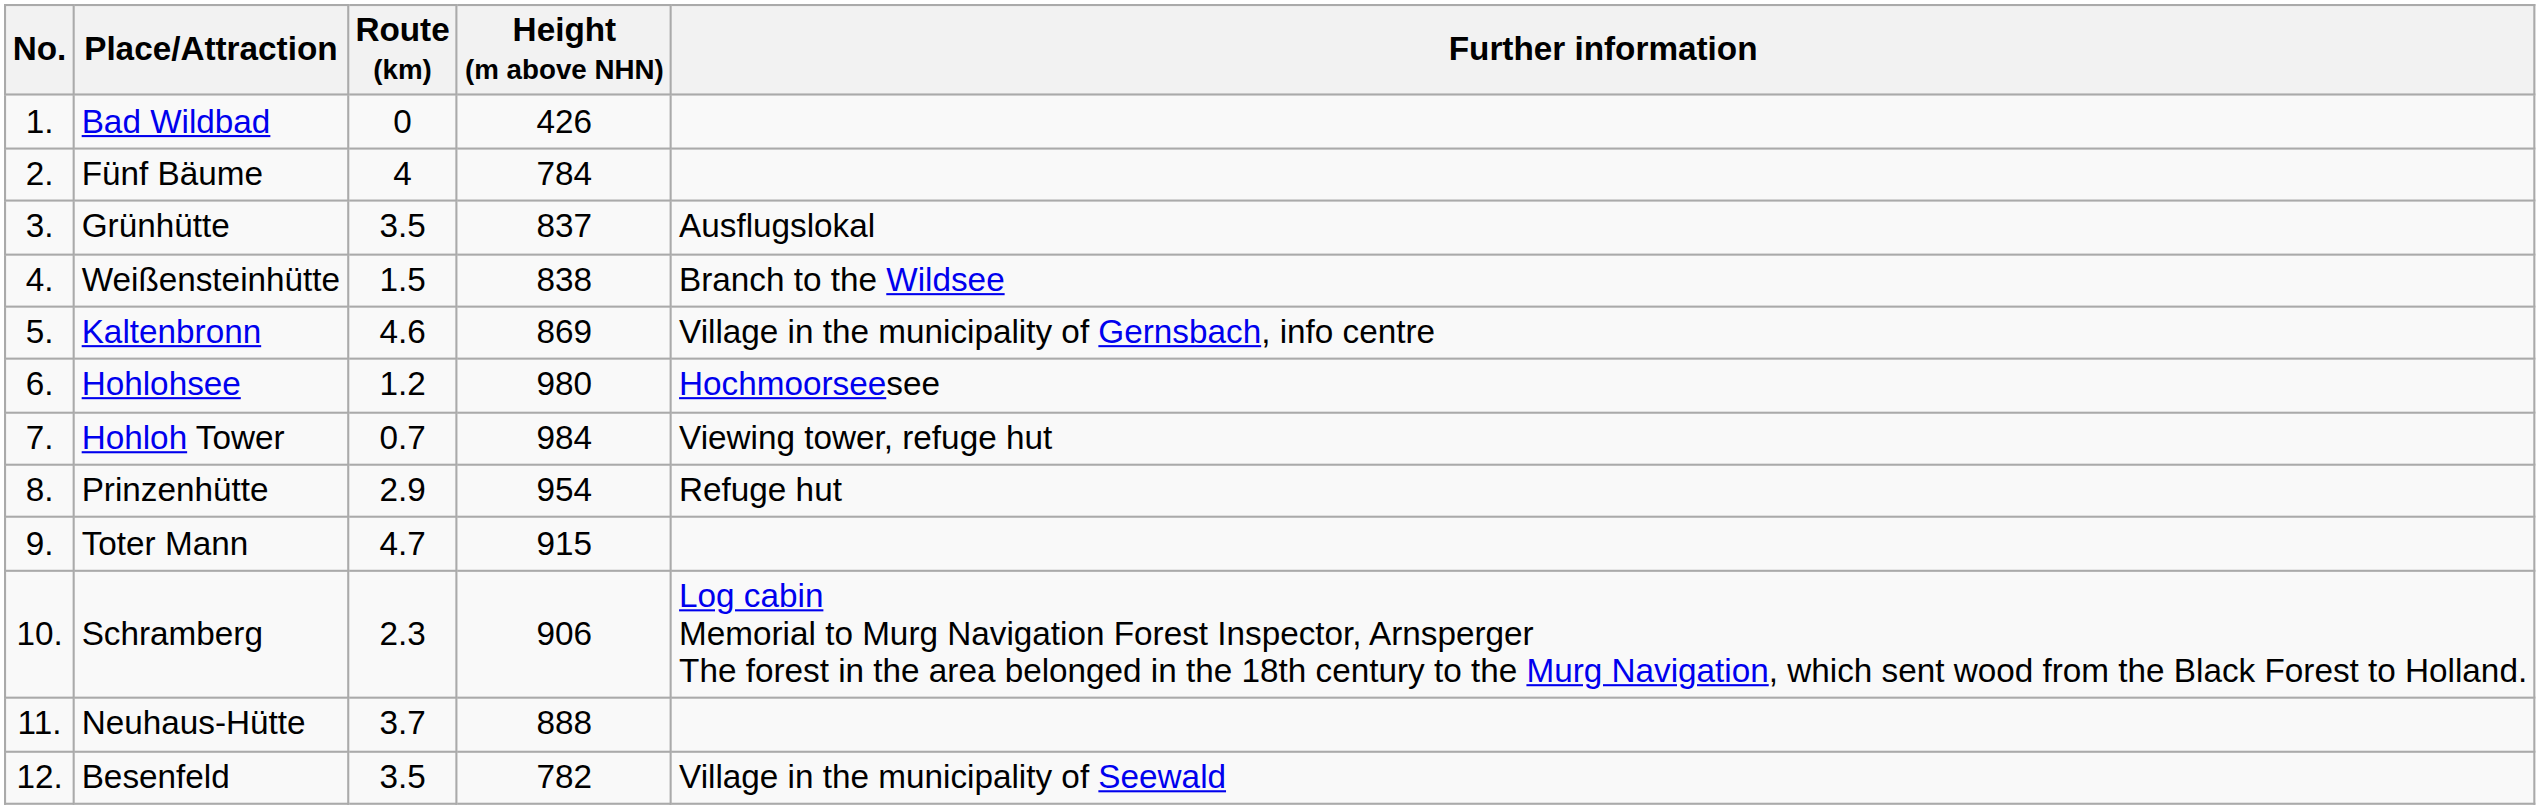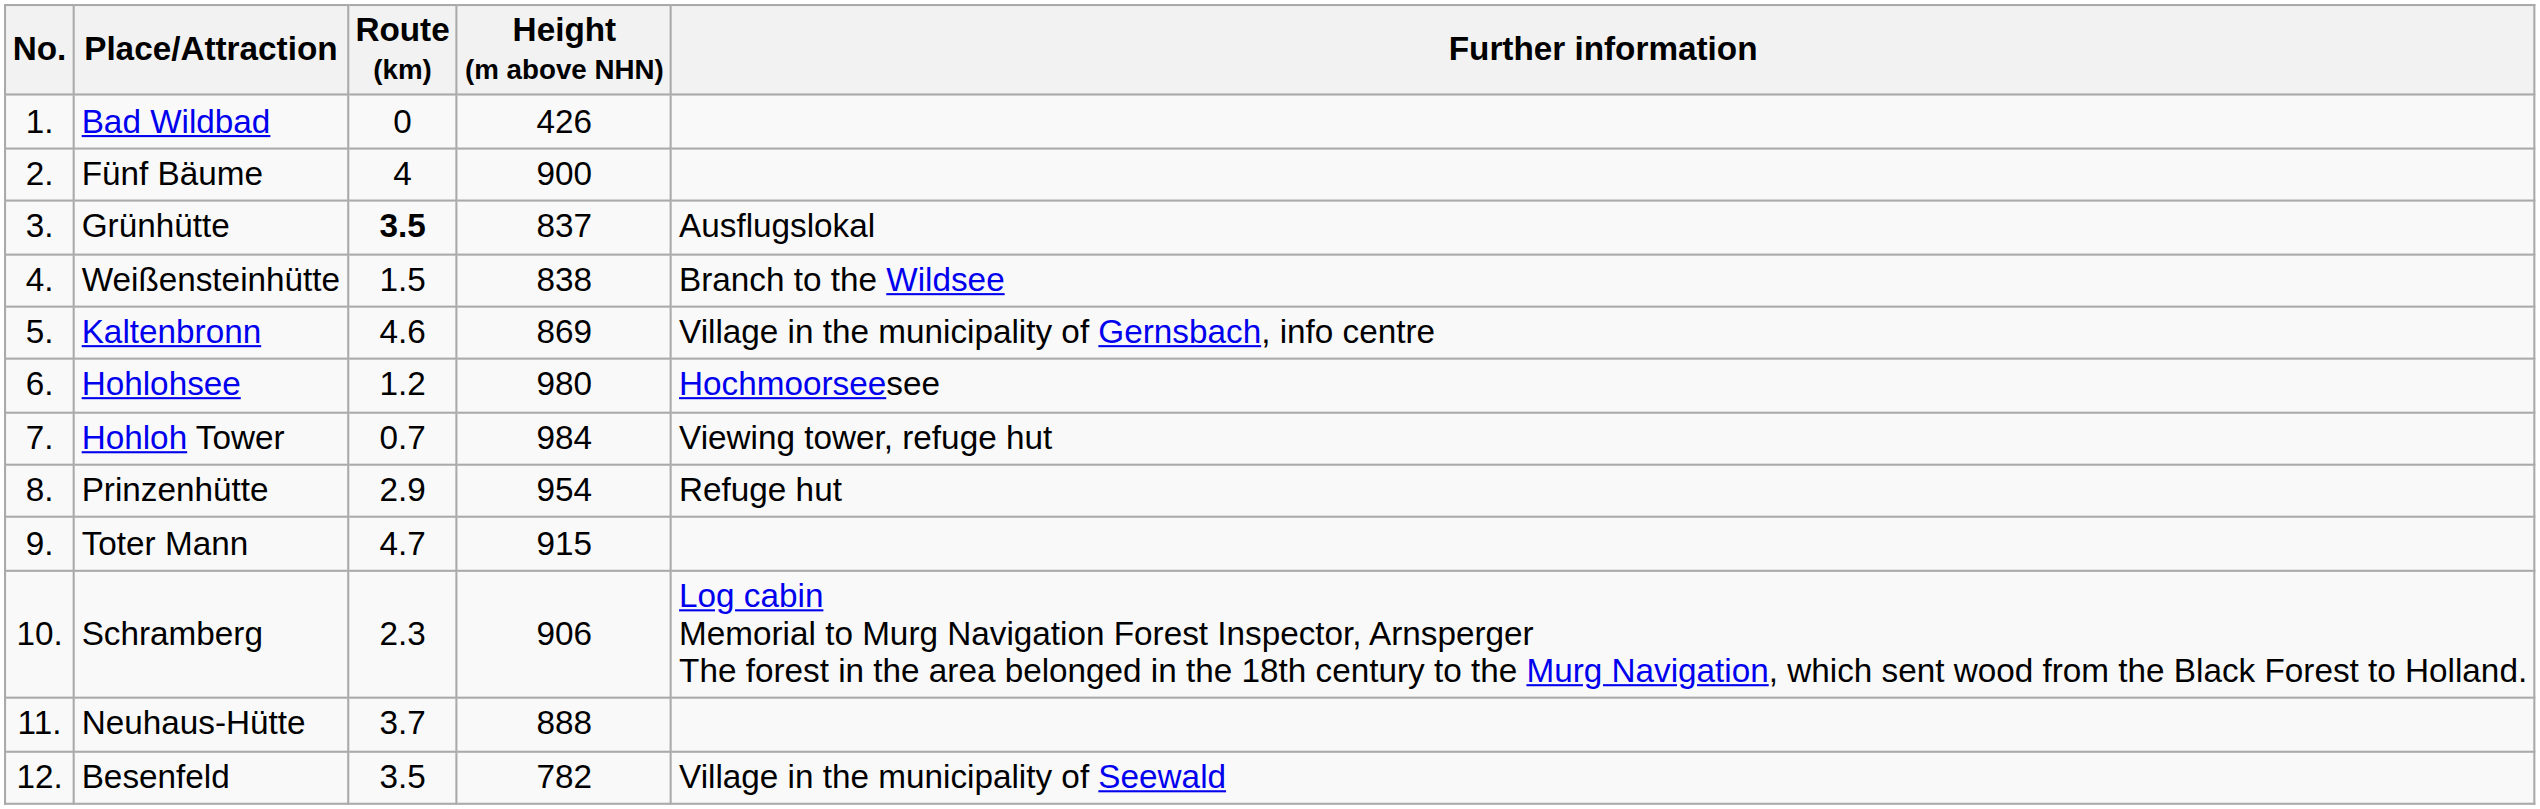(564, 173) 784 -> (564, 173) 900
(403, 226) normal -> (403, 226) bold
